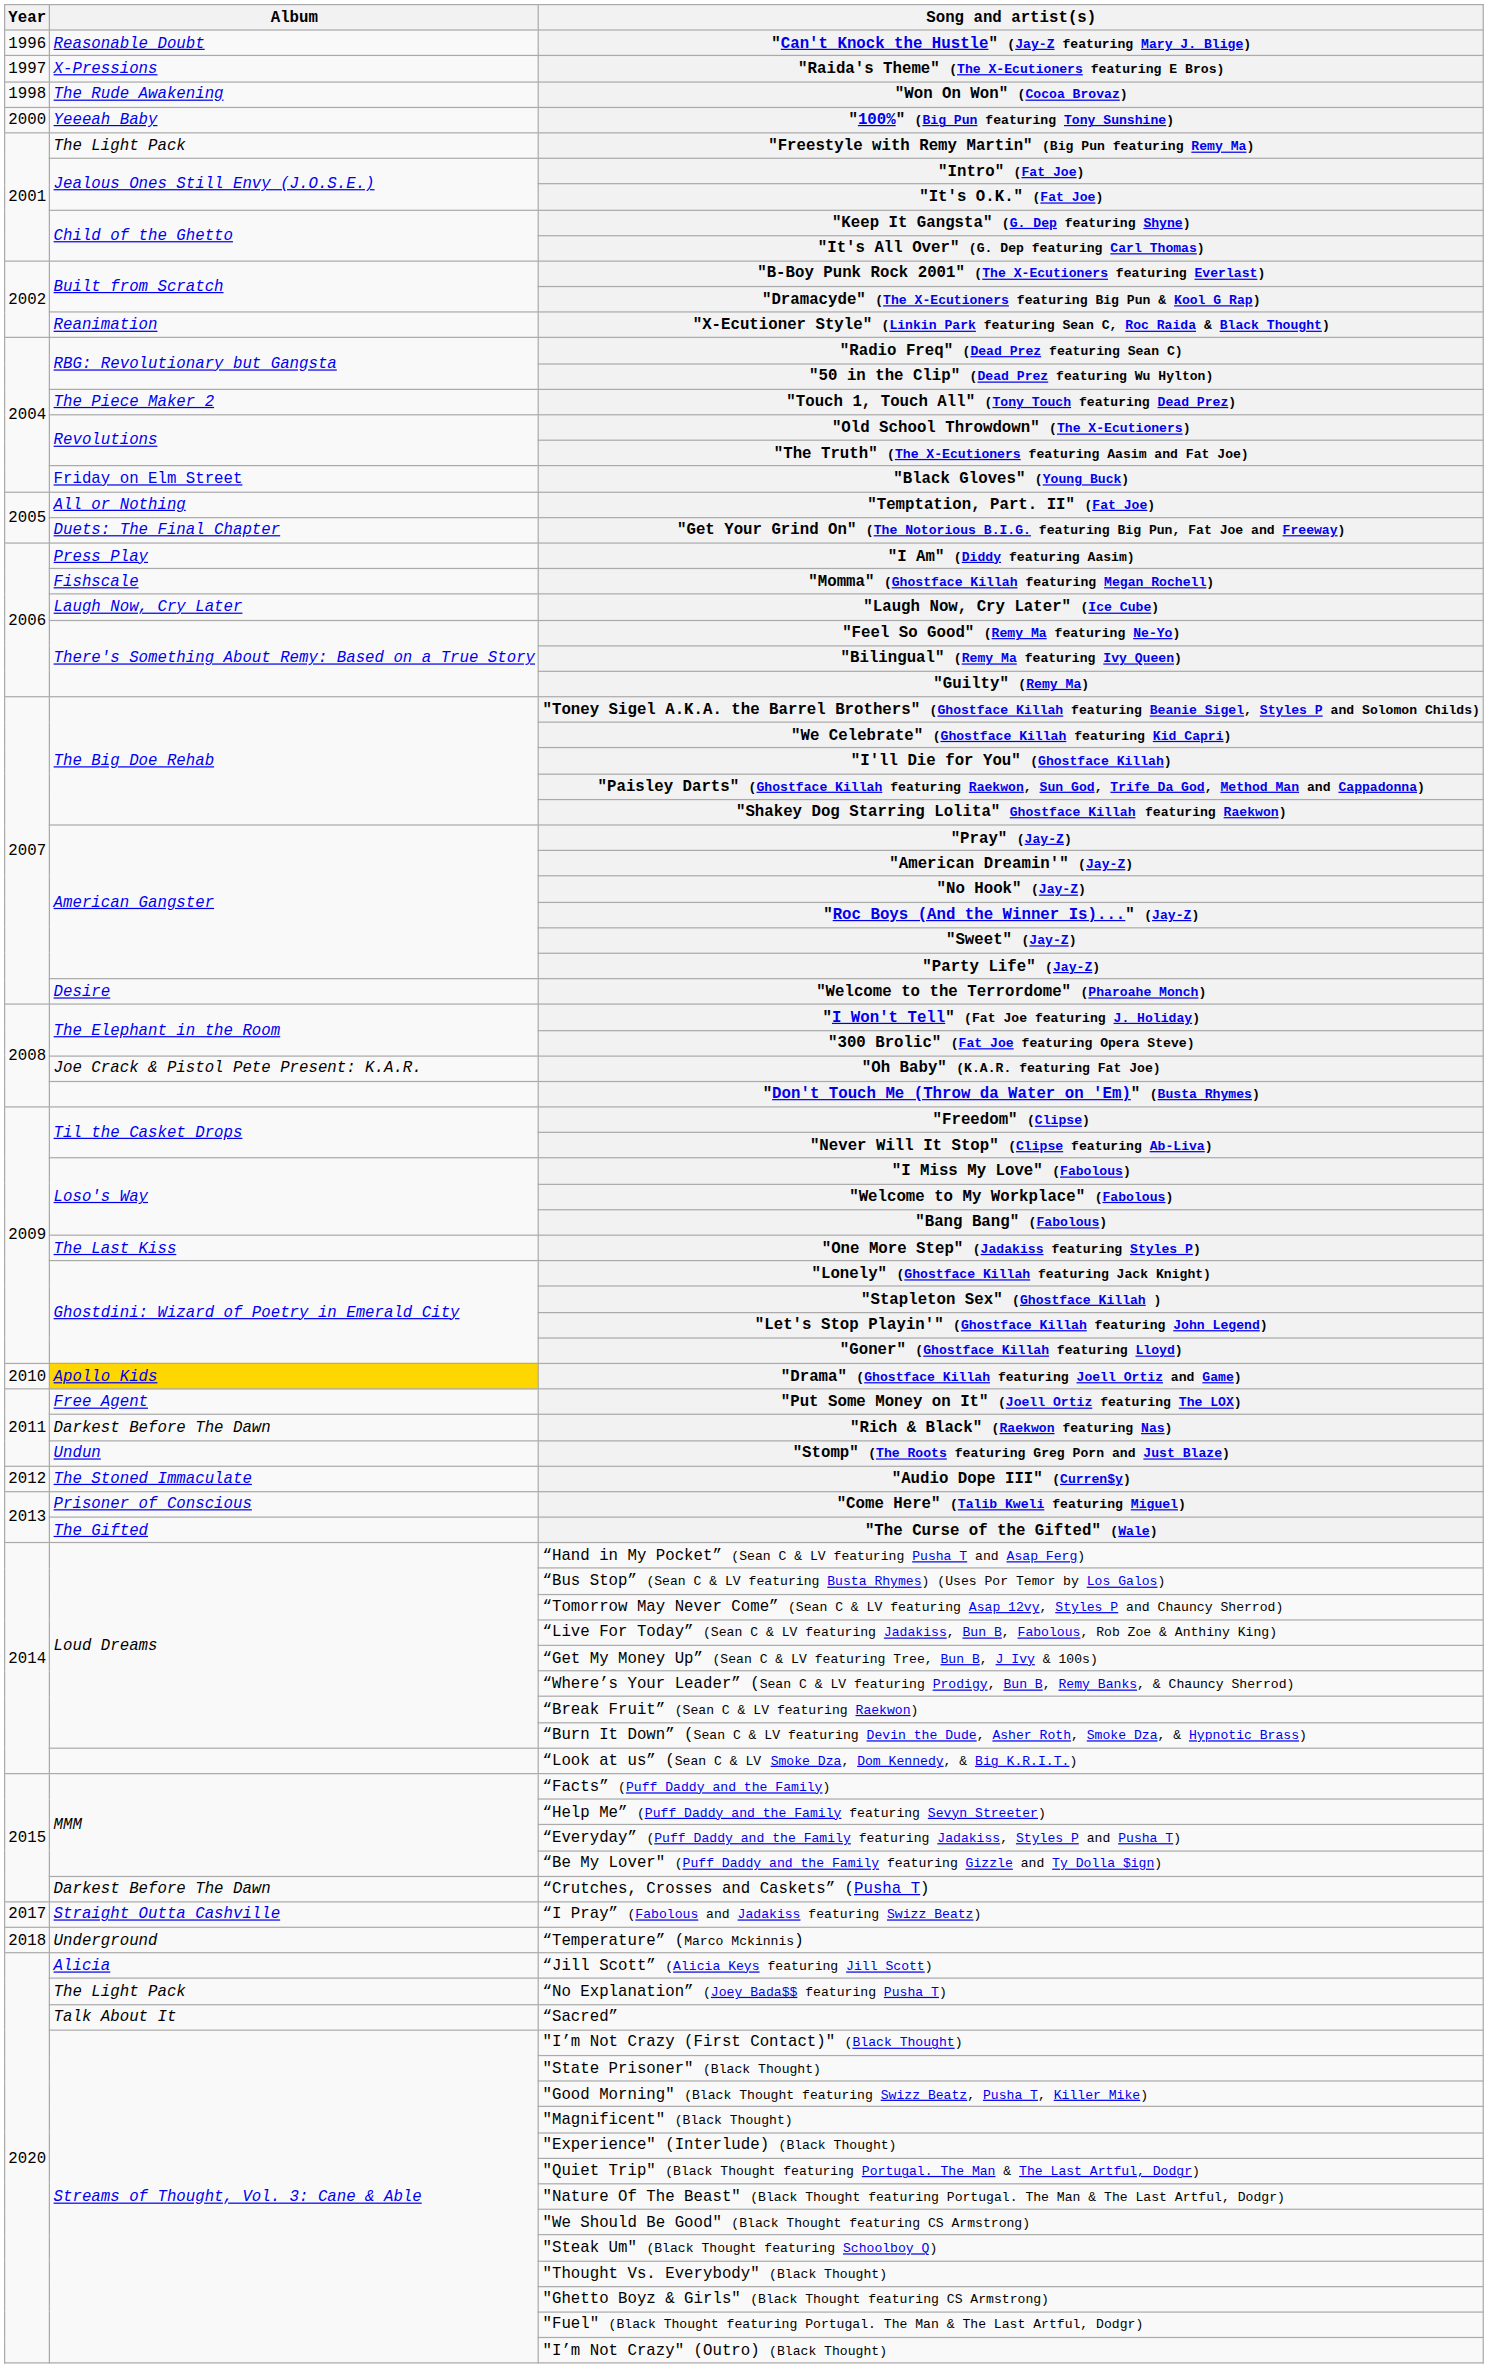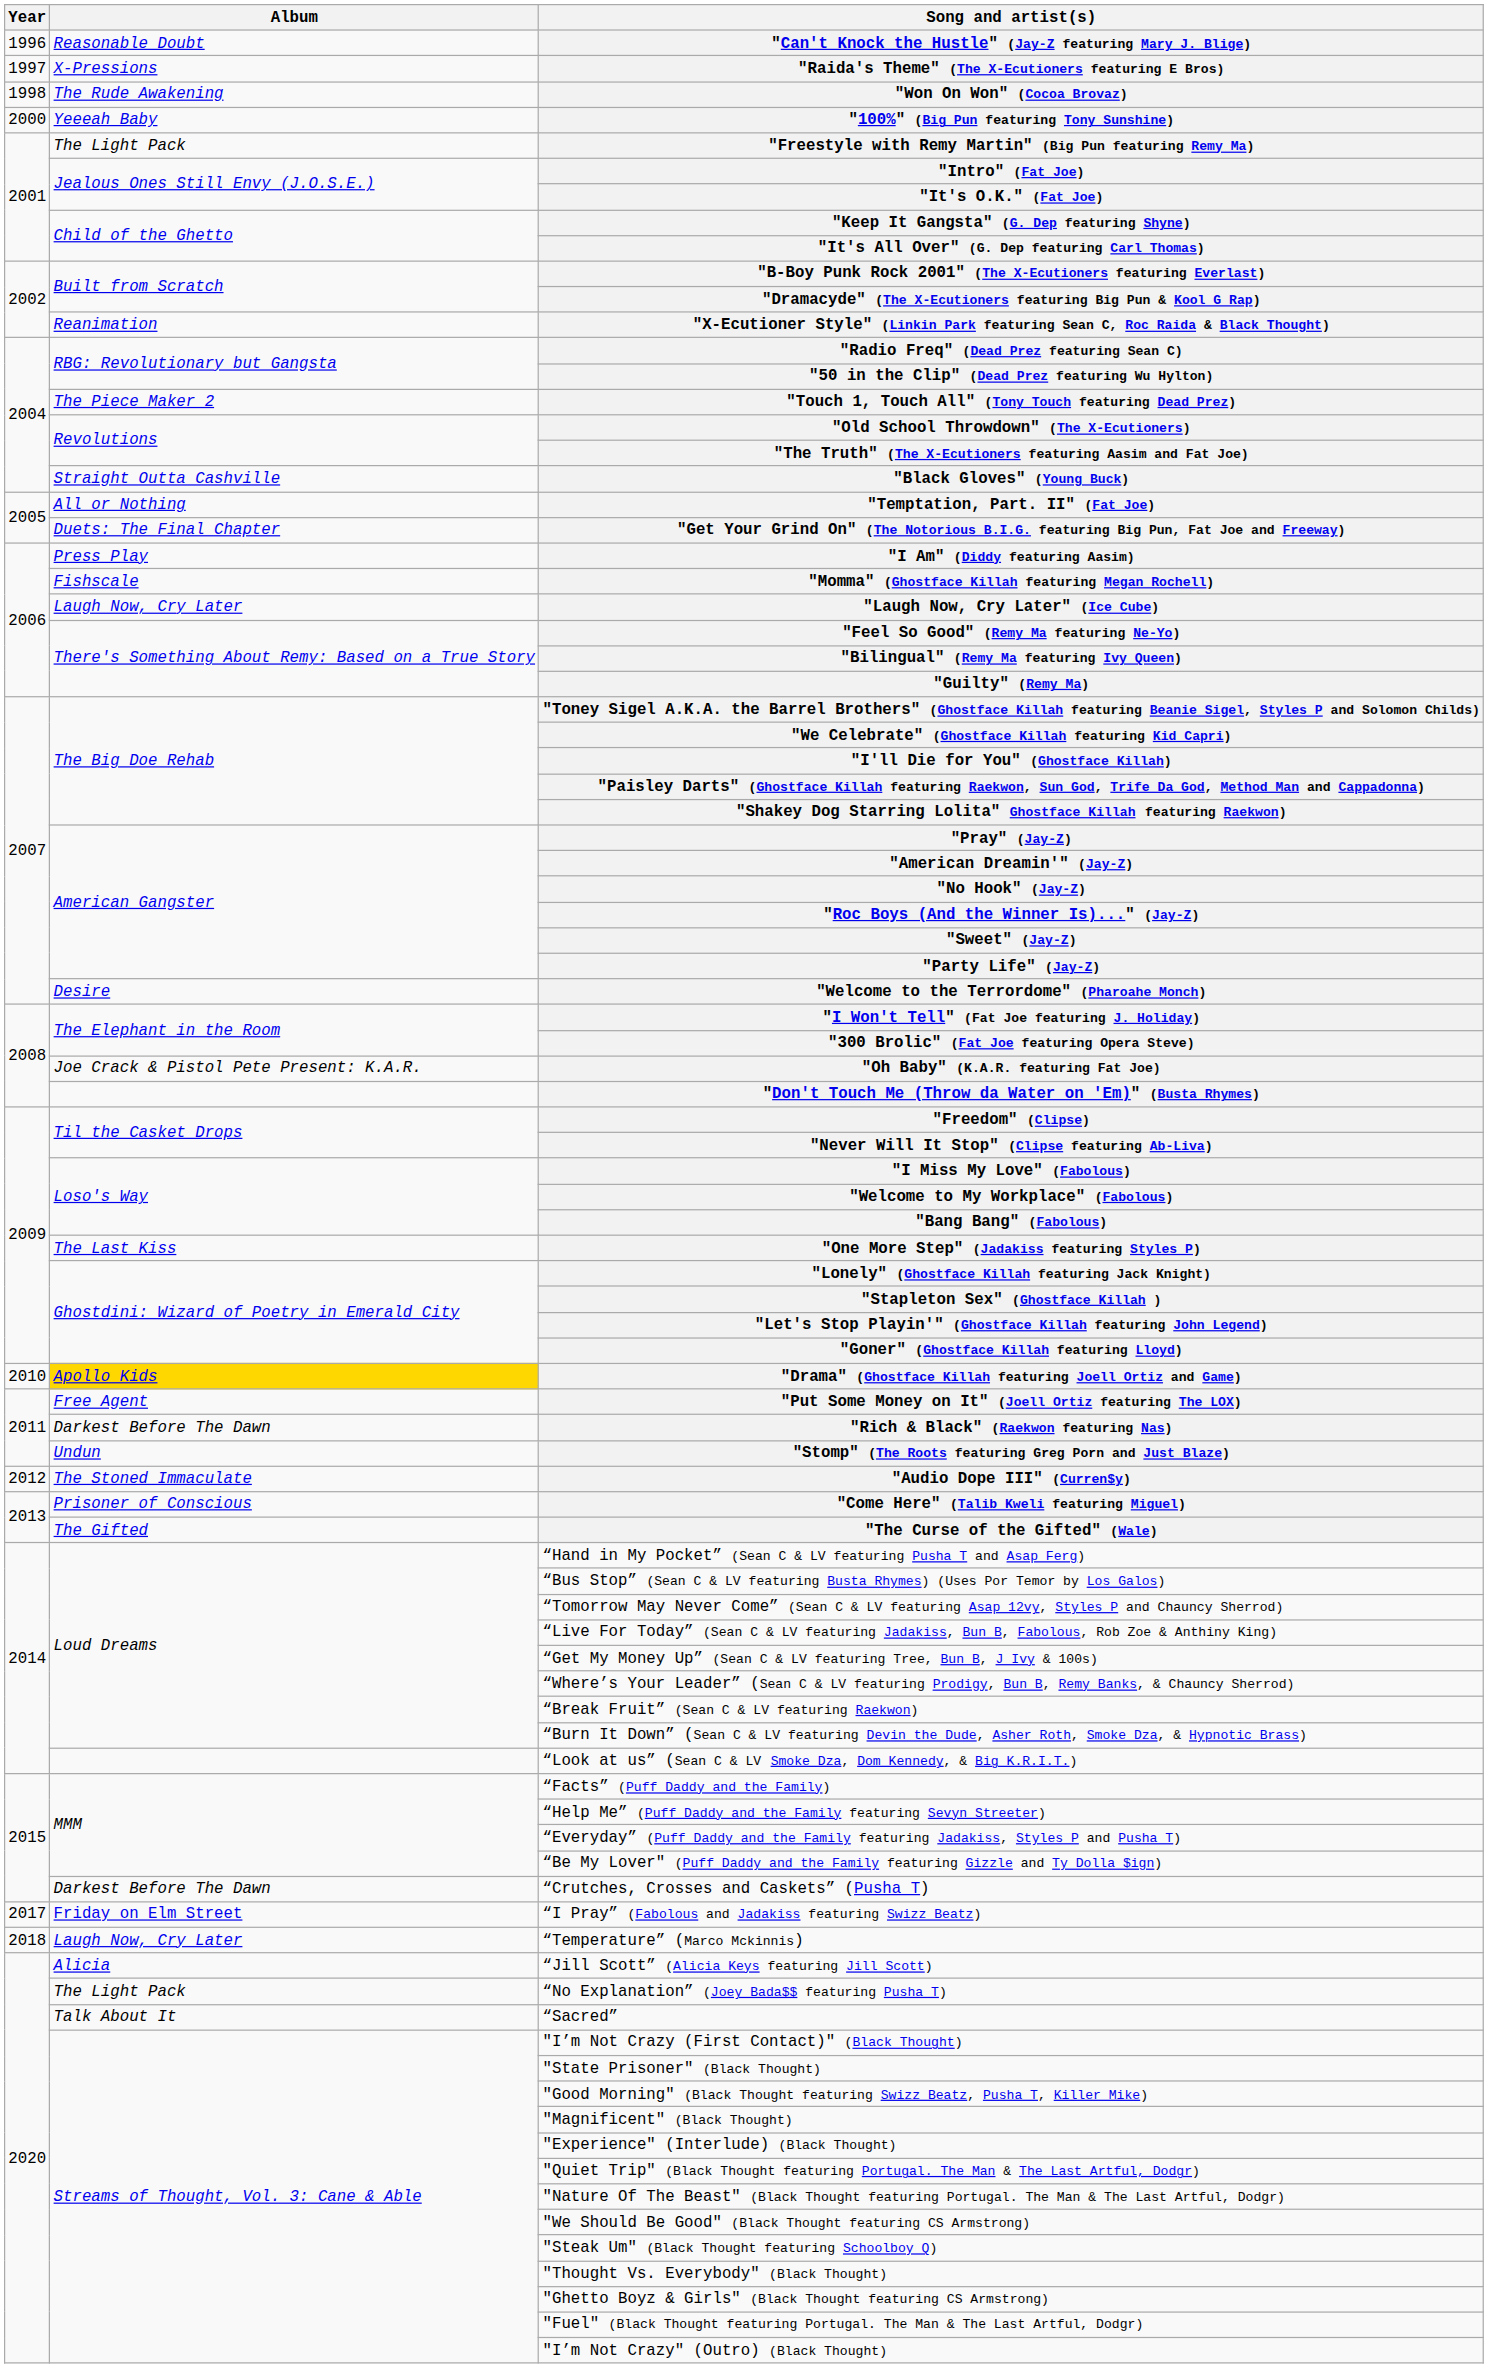(148, 479) Friday on Elm Street -> (167, 479) Straight Outta Cashville
(167, 1915) Straight Outta Cashville -> (148, 1915) Friday on Elm Street
(106, 1940) Underground -> (148, 1940) Laugh Now, Cry Later
